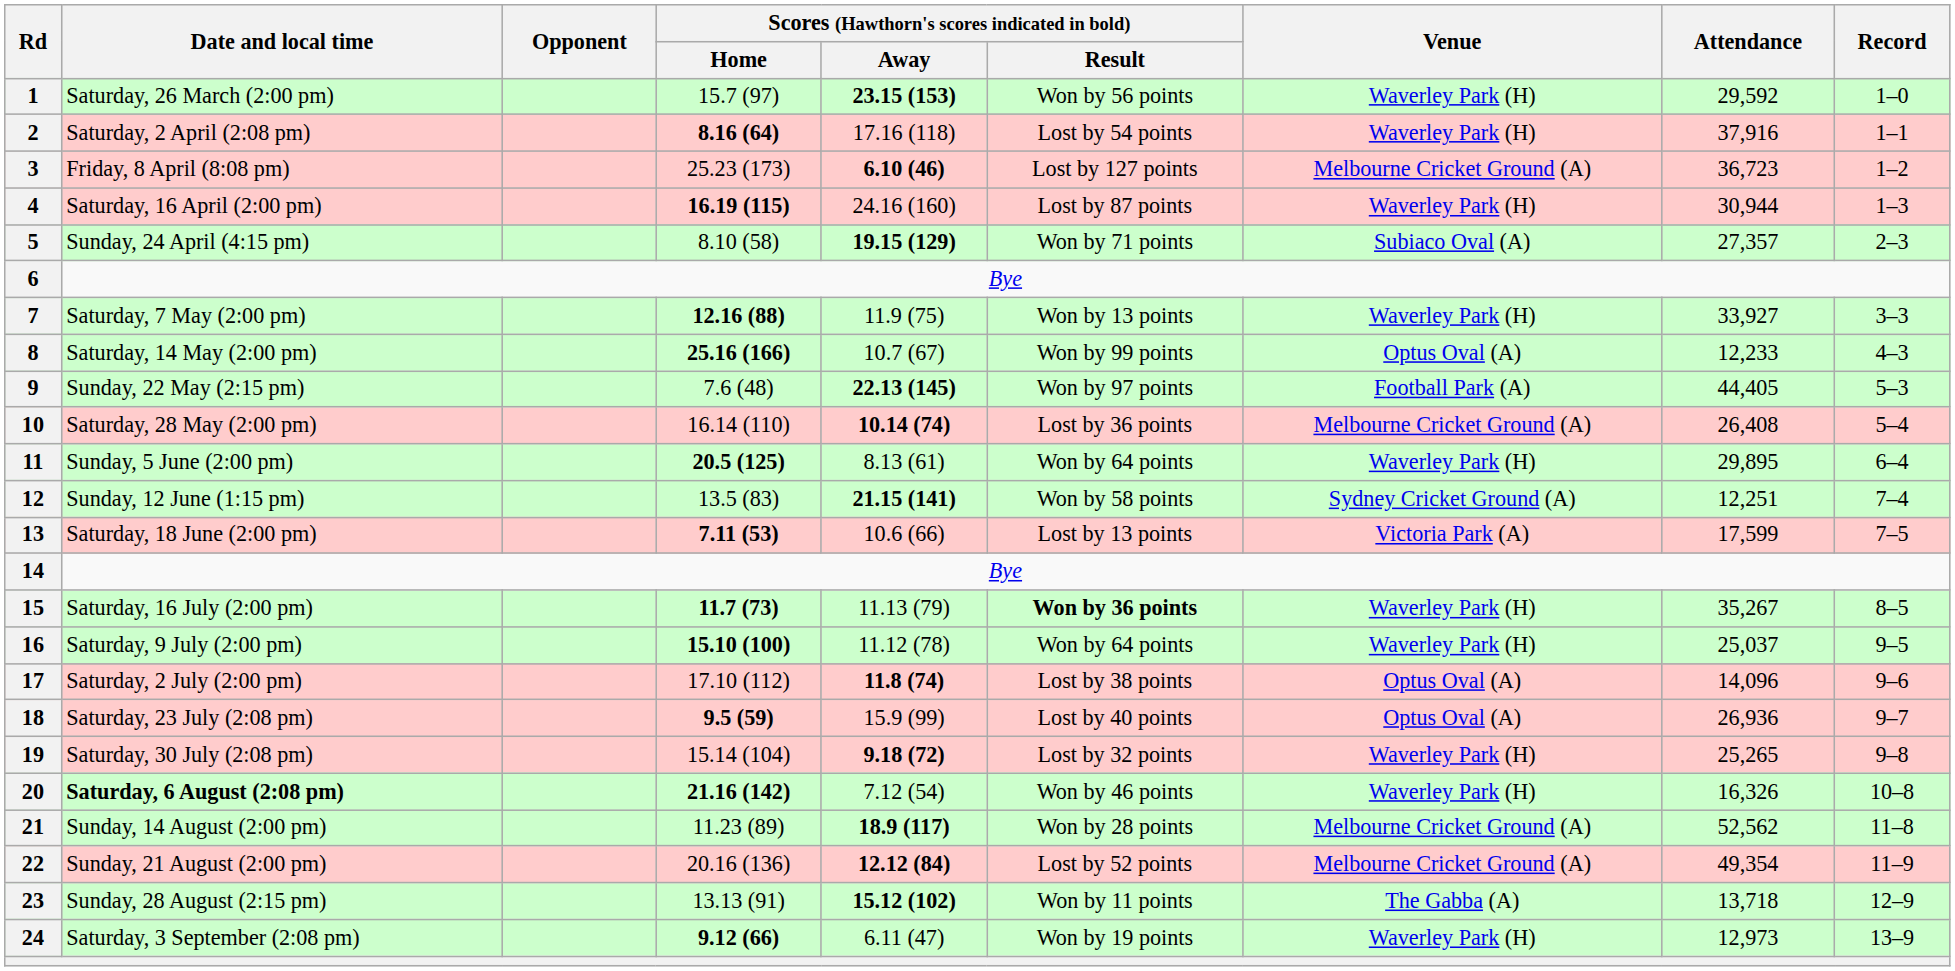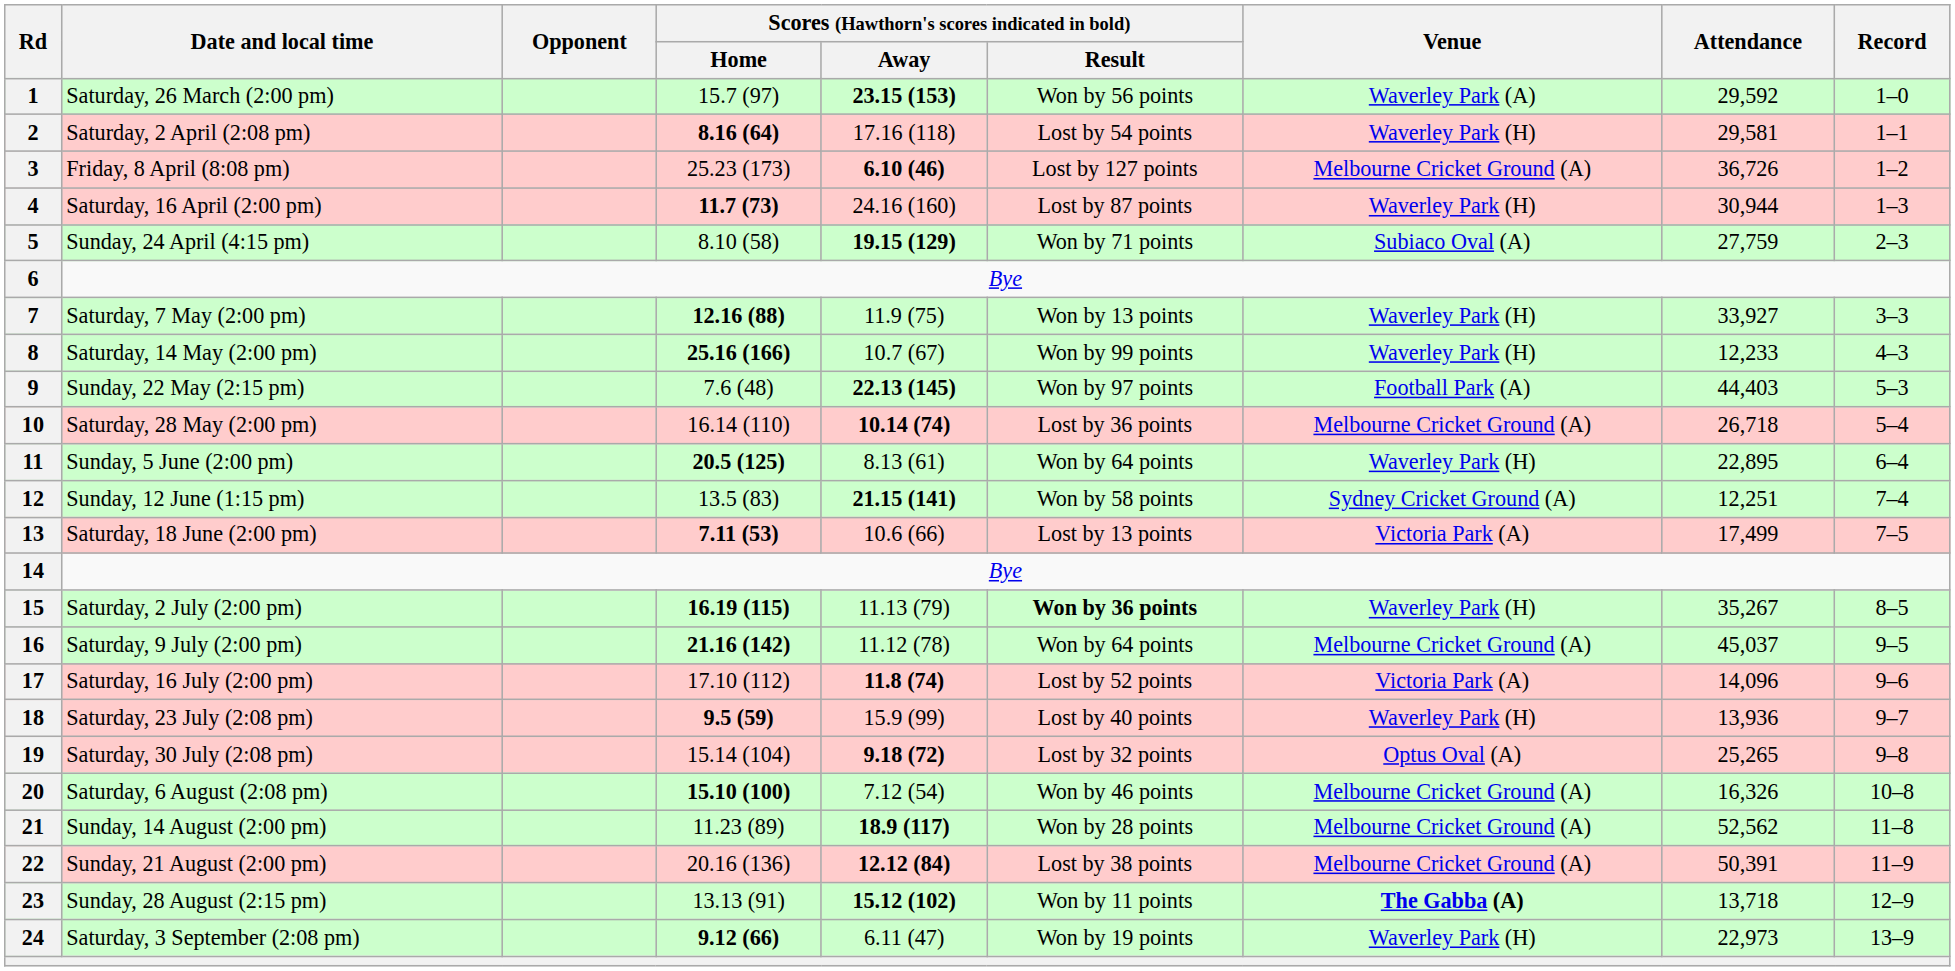(1452, 96) Waverley Park (H) -> (1452, 96) Waverley Park (A)
(1748, 132) 37,916 -> (1748, 132) 29,581
(1748, 169) 36,723 -> (1748, 169) 36,726
(739, 206) 16.19 (115) -> (739, 206) 11.7 (73)
(1748, 242) 27,357 -> (1748, 242) 27,759
(1452, 352) Optus Oval (A) -> (1452, 352) Waverley Park (H)
(1748, 388) 44,405 -> (1748, 388) 44,403
(1748, 425) 26,408 -> (1748, 425) 26,718
(1748, 462) 29,895 -> (1748, 462) 22,895
(1748, 535) 17,599 -> (1748, 535) 17,499
(190, 608) Saturday, 16 July (2:00 pm) -> (184, 608) Saturday, 2 July (2:00 pm)
(739, 608) 11.7 (73) -> (739, 608) 16.19 (115)
(739, 644) 15.10 (100) -> (739, 644) 21.16 (142)
(1452, 644) Waverley Park (H) -> (1452, 644) Melbourne Cricket Ground (A)
(1748, 644) 25,037 -> (1748, 644) 45,037
(184, 681) Saturday, 2 July (2:00 pm) -> (190, 681) Saturday, 16 July (2:00 pm)
(1115, 681) Lost by 38 points -> (1115, 681) Lost by 52 points
(1452, 681) Optus Oval (A) -> (1452, 681) Victoria Park (A)
(1452, 718) Optus Oval (A) -> (1452, 718) Waverley Park (H)
(1748, 718) 26,936 -> (1748, 718) 13,936
(1452, 754) Waverley Park (H) -> (1452, 754) Optus Oval (A)
(205, 791) bold -> (197, 791) normal
(739, 791) 21.16 (142) -> (739, 791) 15.10 (100)
(1452, 791) Waverley Park (H) -> (1452, 791) Melbourne Cricket Ground (A)
(1115, 864) Lost by 52 points -> (1115, 864) Lost by 38 points
(1748, 864) 49,354 -> (1748, 864) 50,391
(1452, 900) normal -> (1452, 900) bold
(1748, 937) 12,973 -> (1748, 937) 22,973
